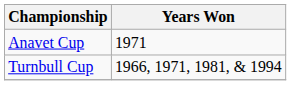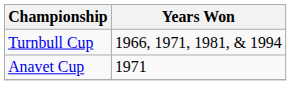rows swapped: (51, 67) <-> (46, 42)
